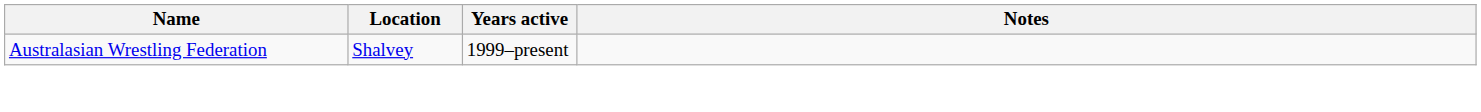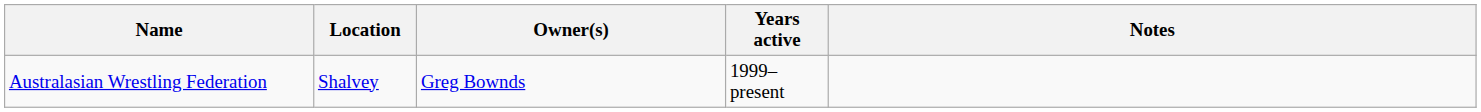+ column: (571, 30)
